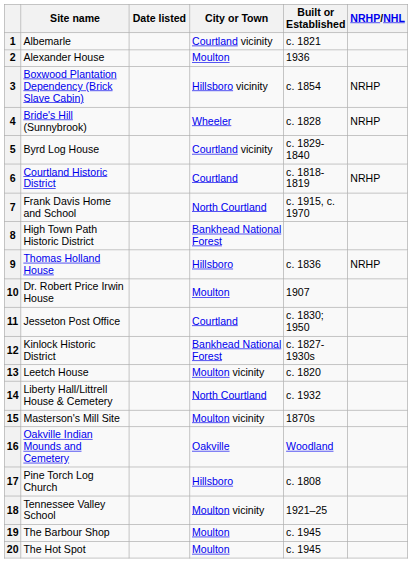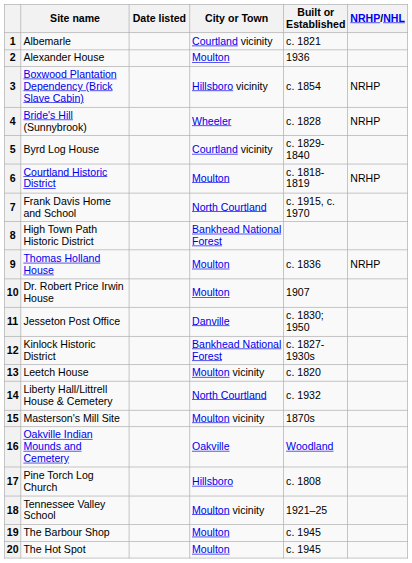(215, 178) Courtland -> (211, 178) Moulton
(213, 264) Hillsboro -> (211, 264) Moulton
(215, 321) Courtland -> (211, 321) Danville
